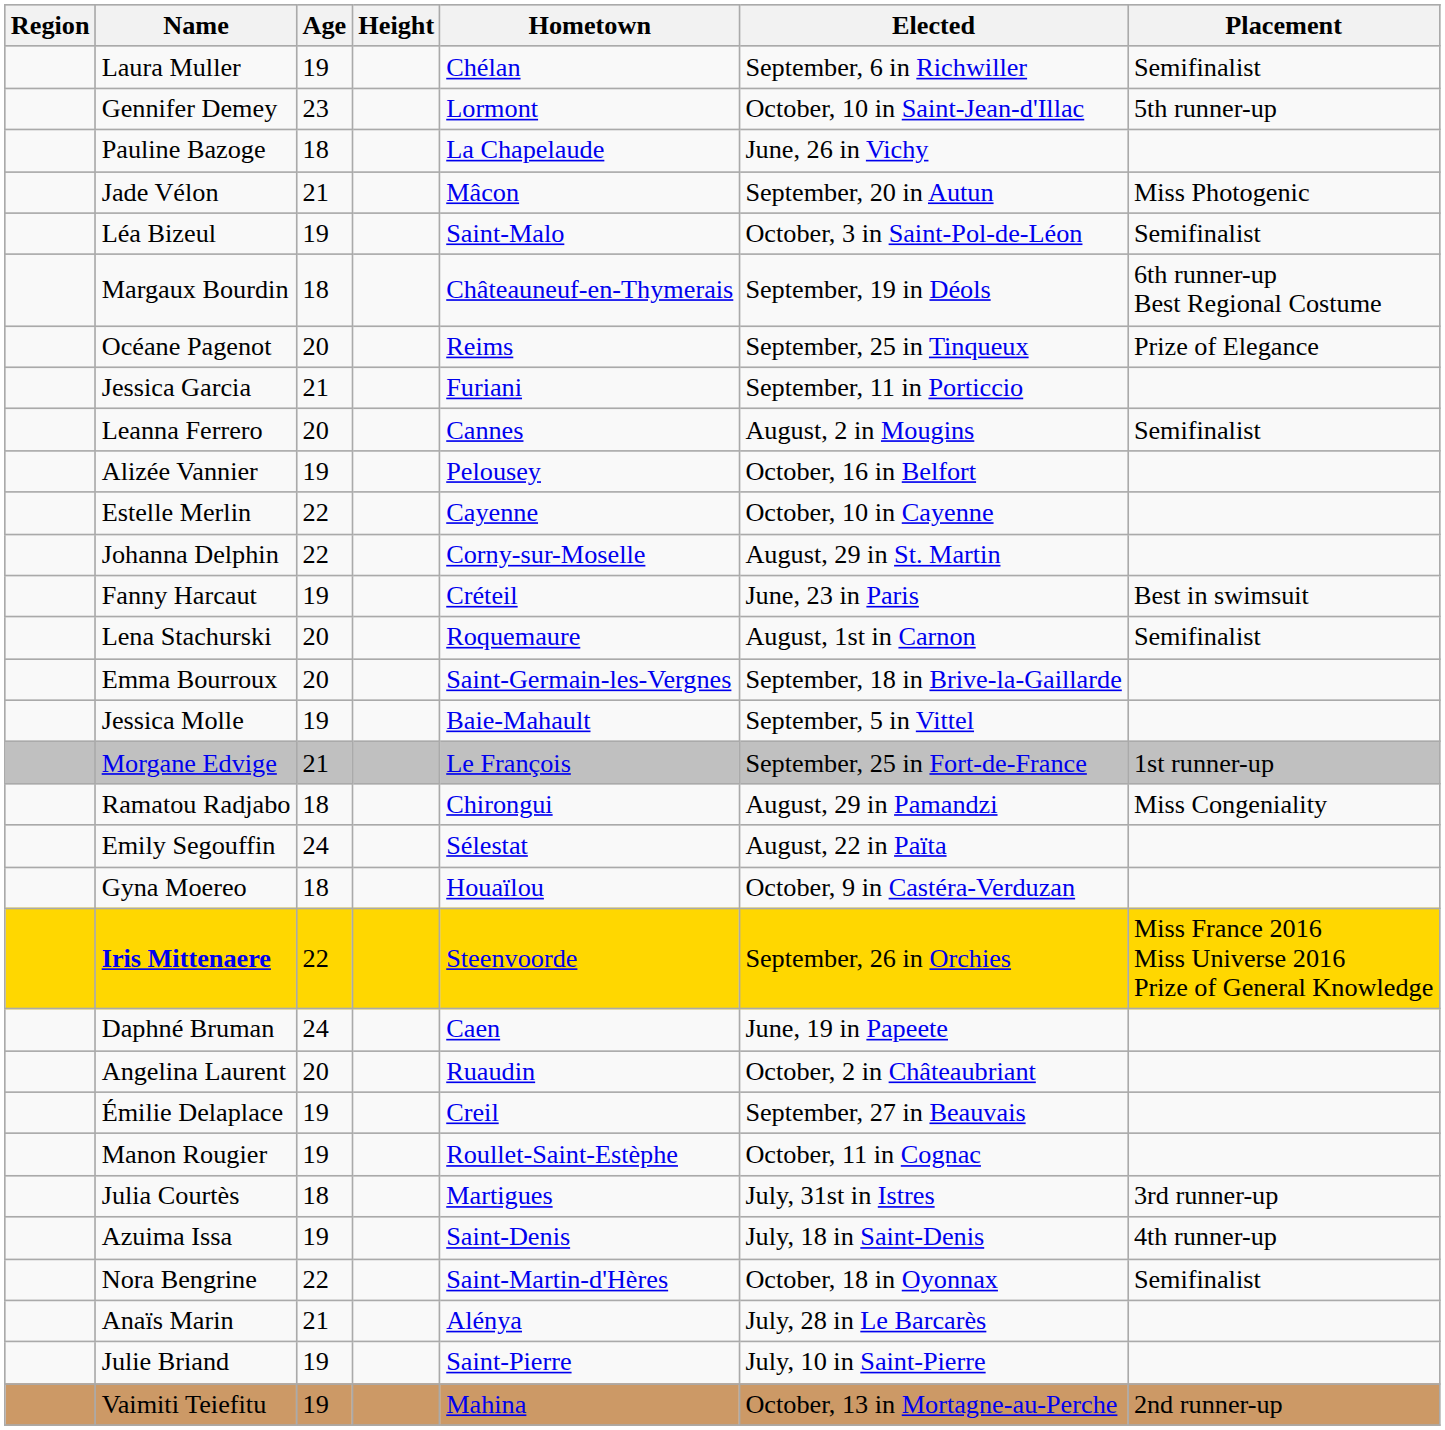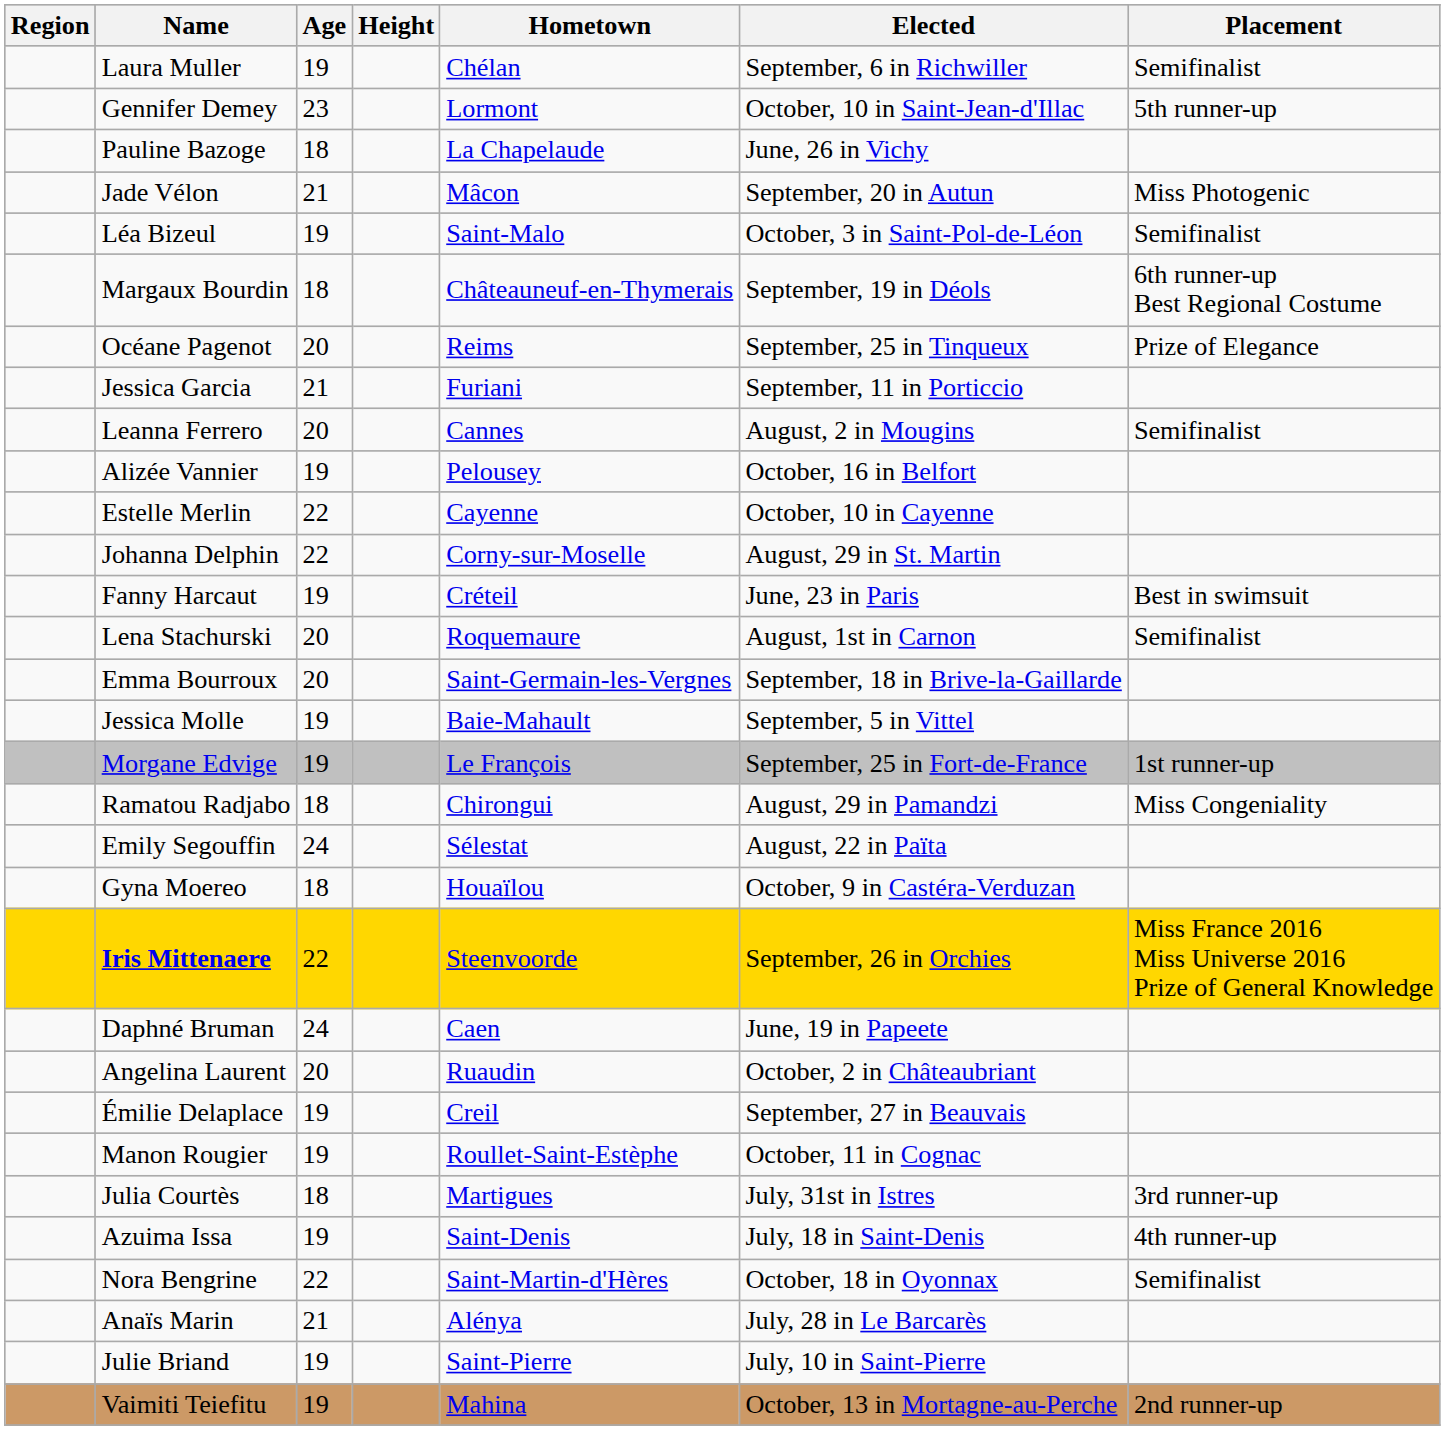(316, 762) 21 -> (316, 762) 19
